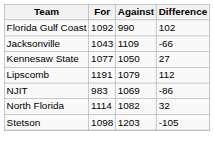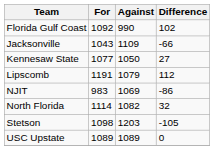+ row: (36, 138)
